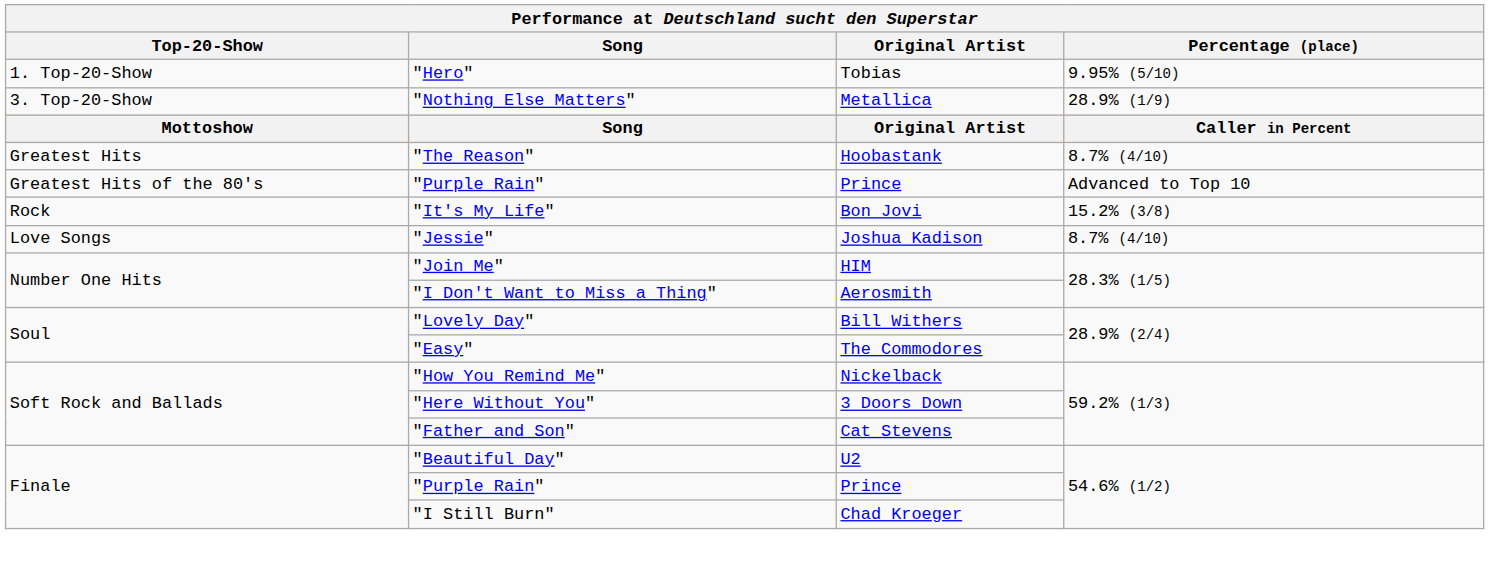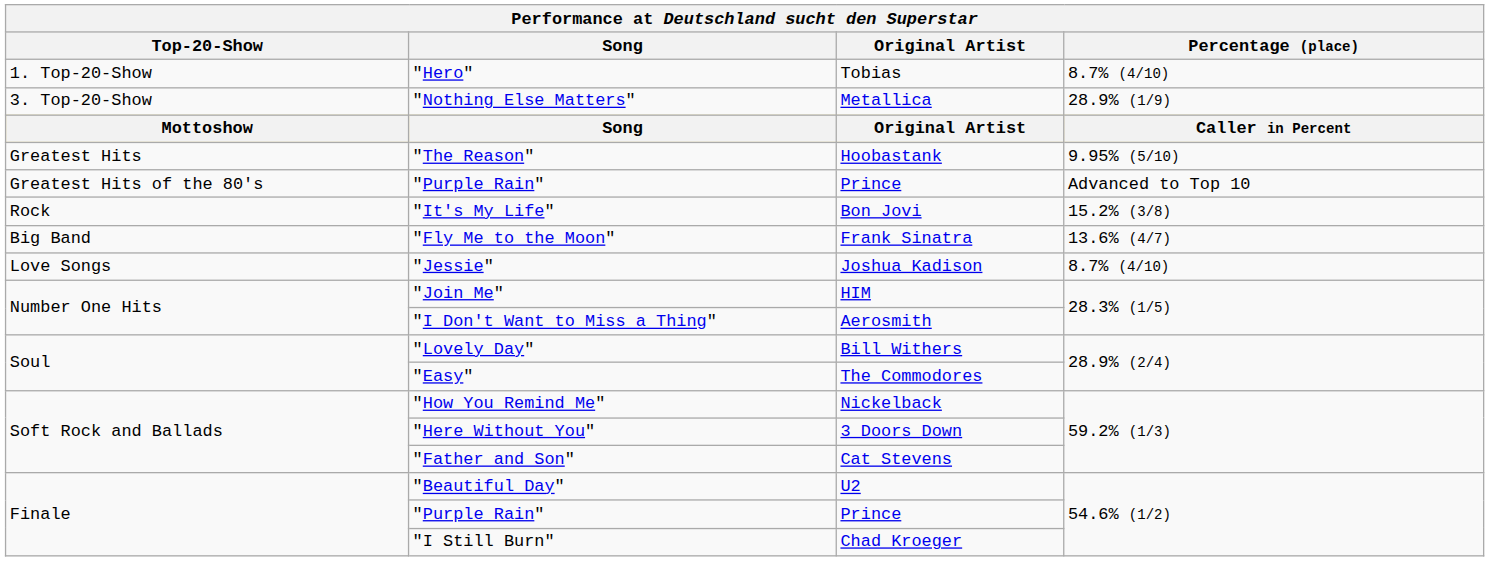(1124, 74) 9.95% (5/10) -> (1119, 74) 8.7% (4/10)
(1119, 156) 8.7% (4/10) -> (1124, 156) 9.95% (5/10)
+ row: (50, 239)
